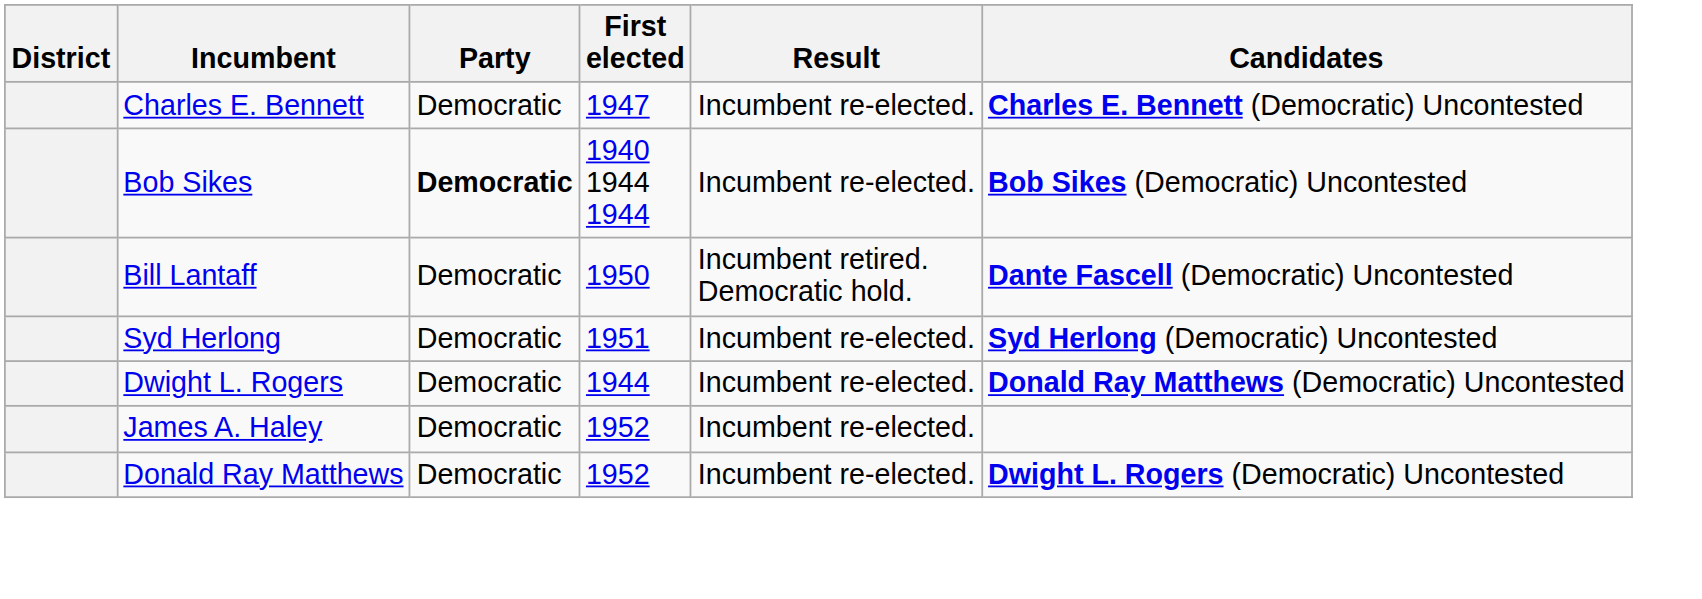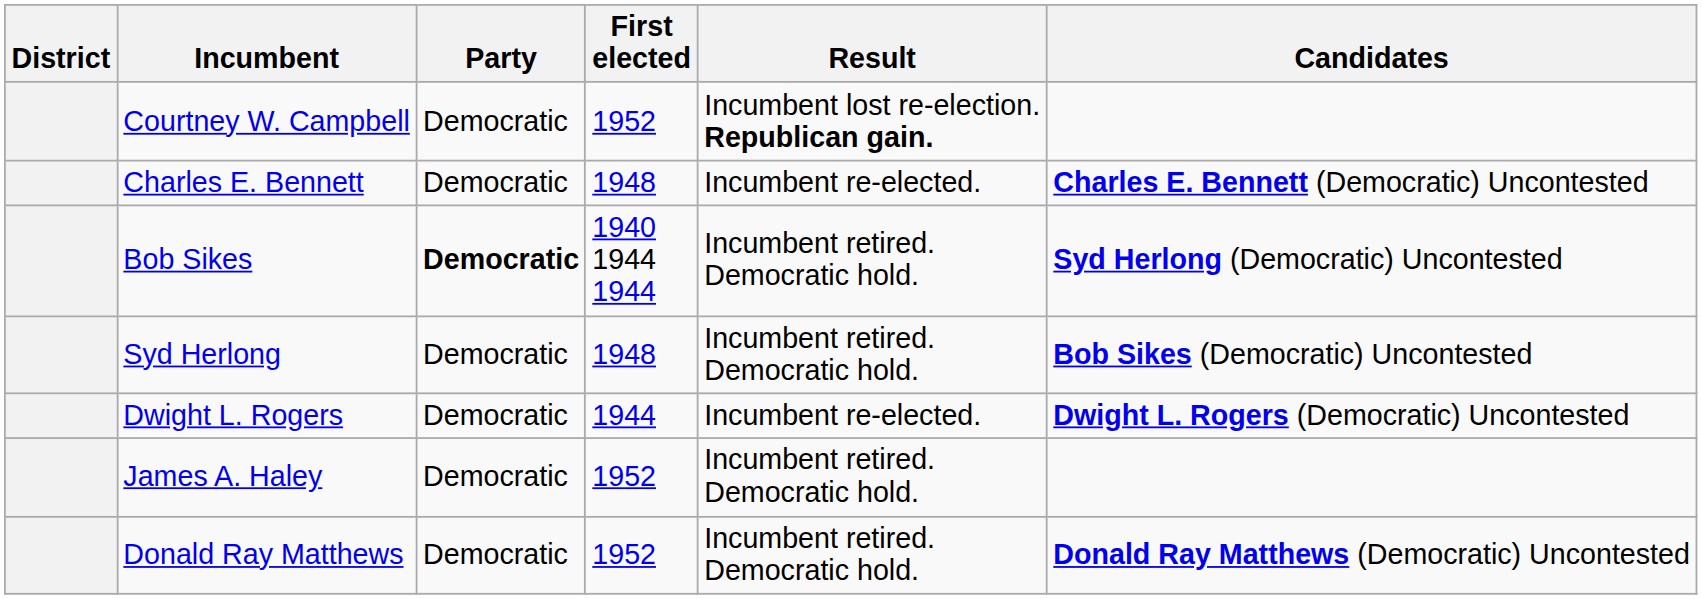+ row: (267, 120)
(618, 104) 1947 -> (624, 182) 1948
(836, 182) Incumbent re-elected. -> (820, 260) Incumbent retired. Democratic hold.
(1228, 182) Bob Sikes (Democratic) Uncontested -> (1308, 260) Syd Herlong (Democratic) Uncontested
- row: (190, 276)
(618, 337) 1951 -> (624, 353) 1948
(836, 337) Incumbent re-elected. -> (820, 353) Incumbent retired. Democratic hold.
(1243, 337) Syd Herlong (Democratic) Uncontested -> (1293, 353) Bob Sikes (Democratic) Uncontested
(1306, 383) Donald Ray Matthews (Democratic) Uncontested -> (1341, 415) Dwight L. Rogers (Democratic) Uncontested
(836, 428) Incumbent re-elected. -> (820, 476) Incumbent retired. Democratic hold.
(836, 474) Incumbent re-elected. -> (820, 554) Incumbent retired. Democratic hold.
(1276, 474) Dwight L. Rogers (Democratic) Uncontested -> (1372, 554) Donald Ray Matthews (Democratic) Uncontested
